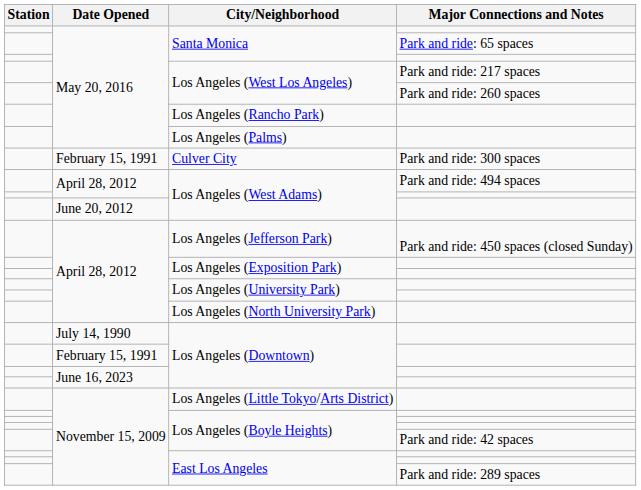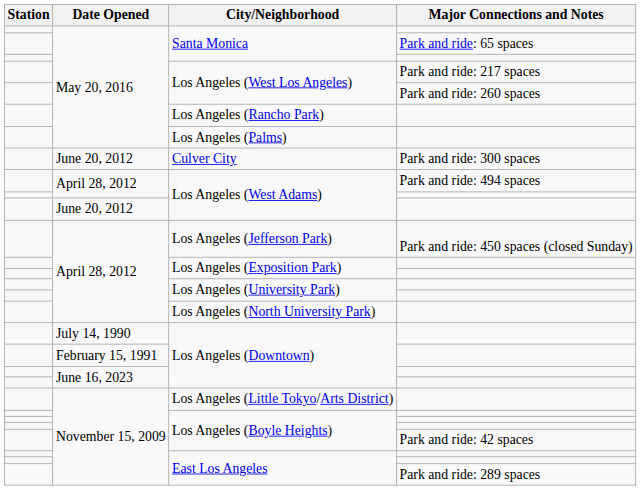(107, 159) February 15, 1991 -> (94, 159) June 20, 2012
